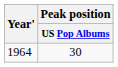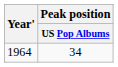(75, 52) 30 -> (75, 52) 34
